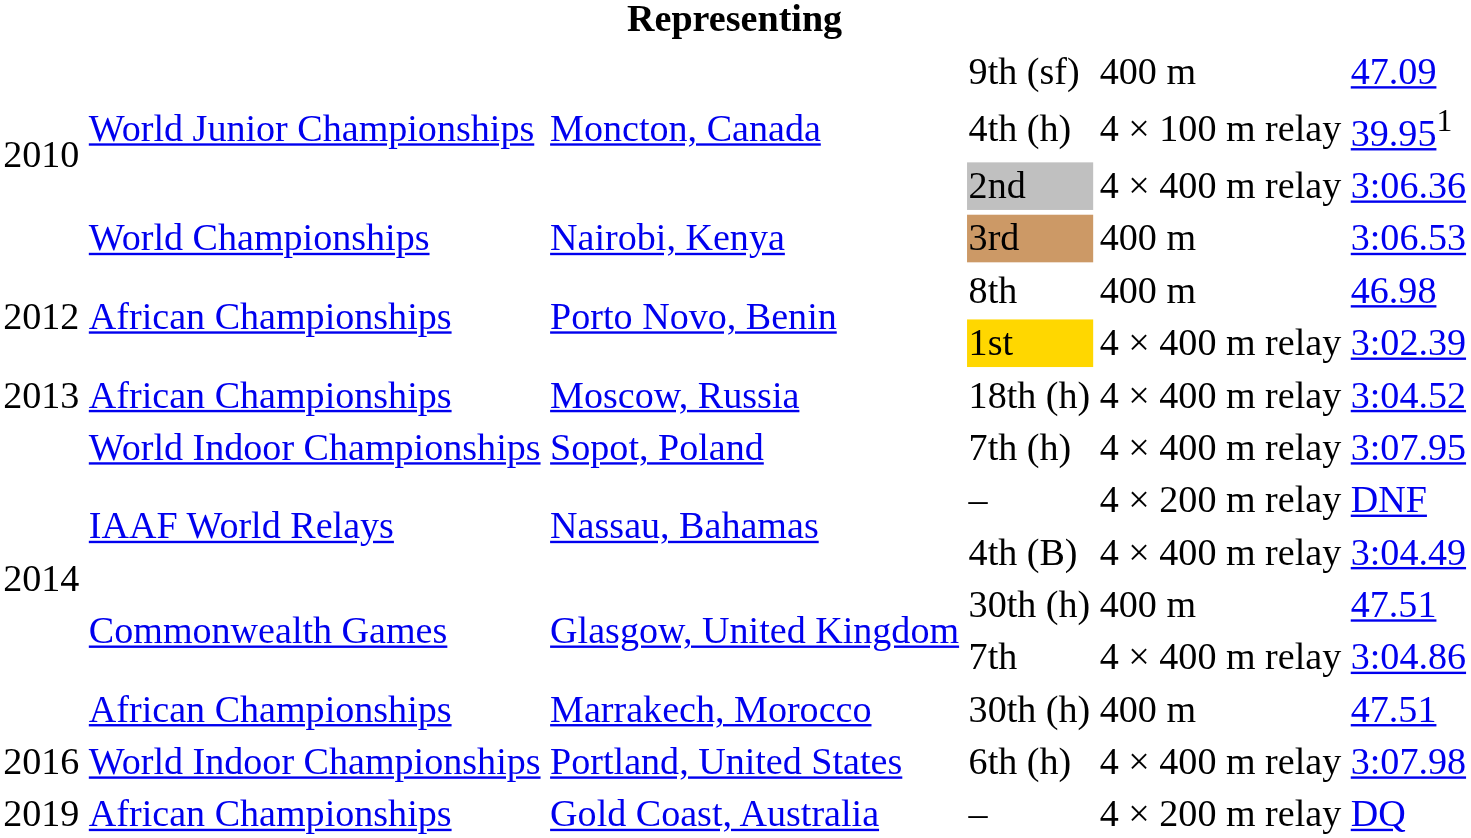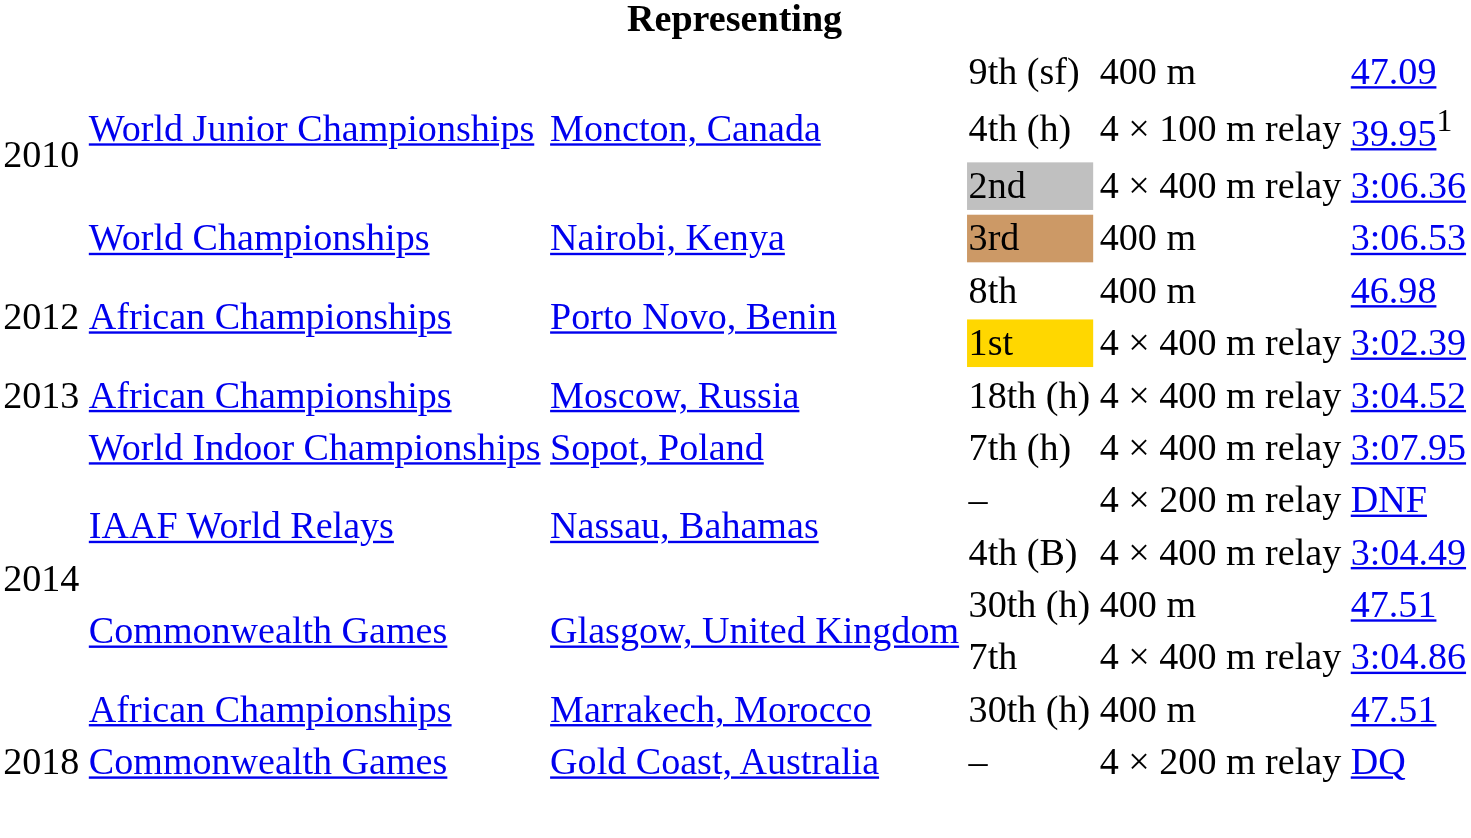- row: (726, 762)
(41, 814) 2019 -> (41, 762) 2018
(270, 814) African Championships -> (268, 762) Commonwealth Games
